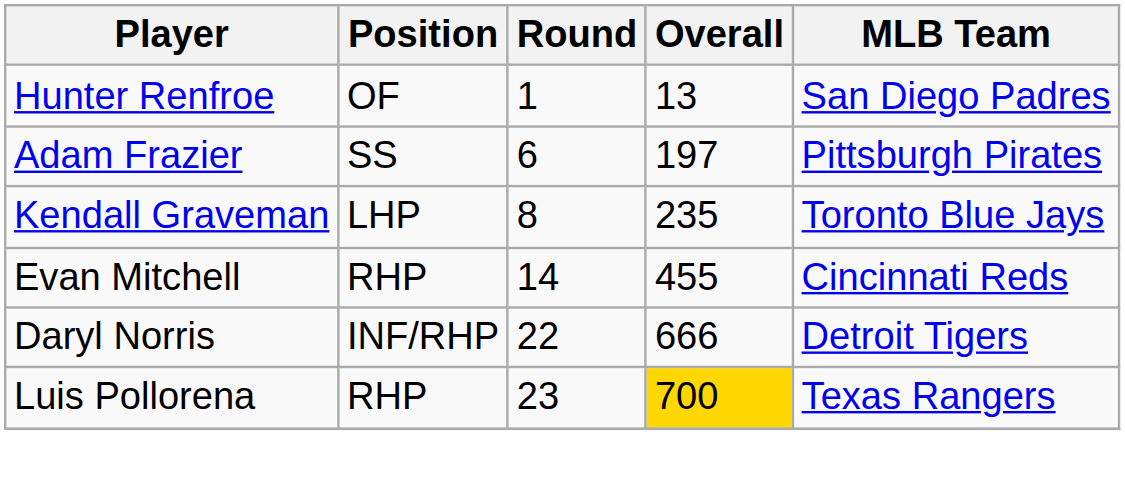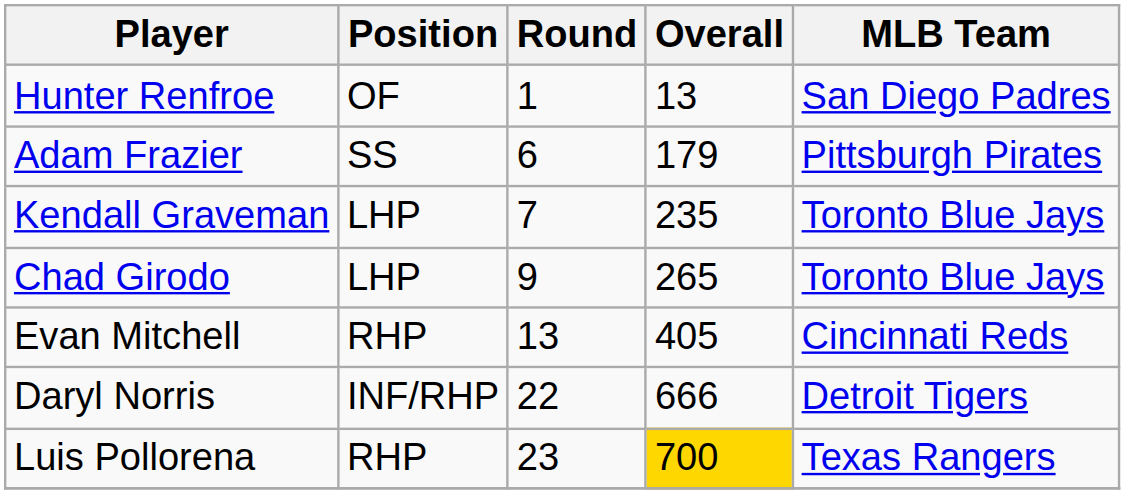(687, 155) 197 -> (687, 155) 179
(527, 215) 8 -> (527, 215) 7
+ row: (122, 276)
(538, 276) 14 -> (538, 336) 13
(687, 276) 455 -> (687, 336) 405
